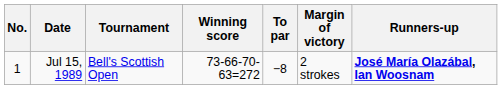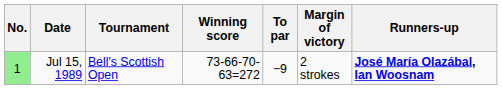(17, 68) no background -> (17, 68) lightgreen background
(280, 68) −8 -> (280, 68) −9
